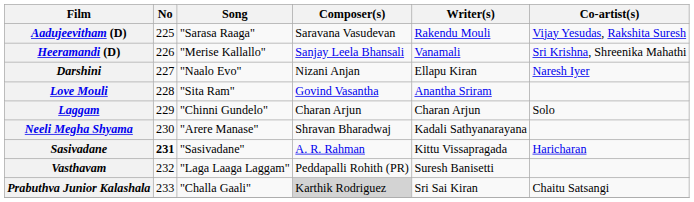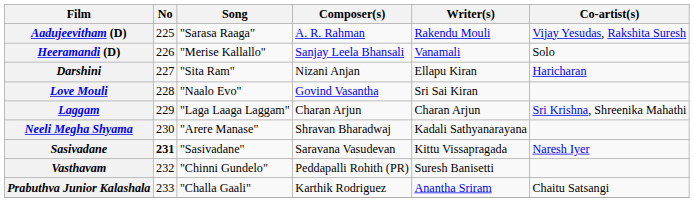(345, 33) Saravana Vasudevan -> (330, 33) A. R. Rahman
(609, 52) Sri Krishna, Shreenika Mahathi -> (544, 52) Solo
(211, 71) "Naalo Evo" -> (207, 71) "Sita Ram"
(561, 71) Naresh Iyer -> (559, 71) Haricharan
(207, 91) "Sita Ram" -> (211, 91) "Naalo Evo"
(453, 91) Anantha Sriram -> (446, 91) Sri Sai Kiran
(224, 110) "Chinni Gundelo" -> (235, 110) "Laga Laaga Laggam"
(544, 110) Solo -> (609, 110) Sri Krishna, Shreenika Mahathi
(330, 149) A. R. Rahman -> (345, 149) Saravana Vasudevan
(559, 149) Haricharan -> (561, 149) Naresh Iyer
(235, 168) "Laga Laaga Laggam" -> (224, 168) "Chinni Gundelo"
(341, 187) lightgrey background -> (341, 187) no background
(446, 187) Sri Sai Kiran -> (453, 187) Anantha Sriram
